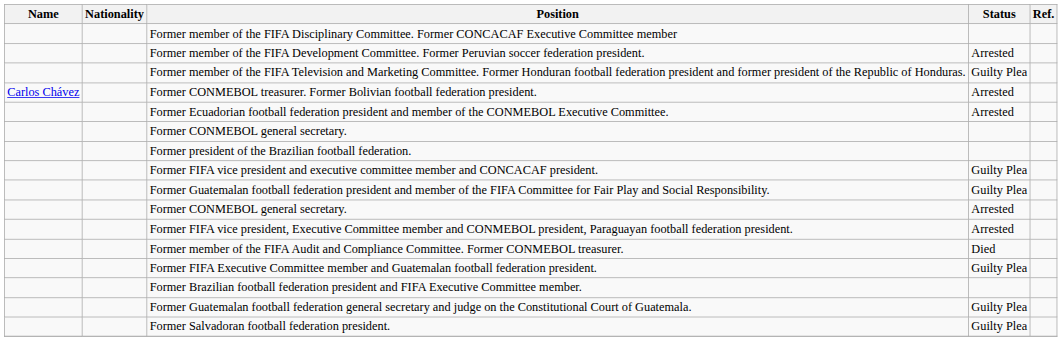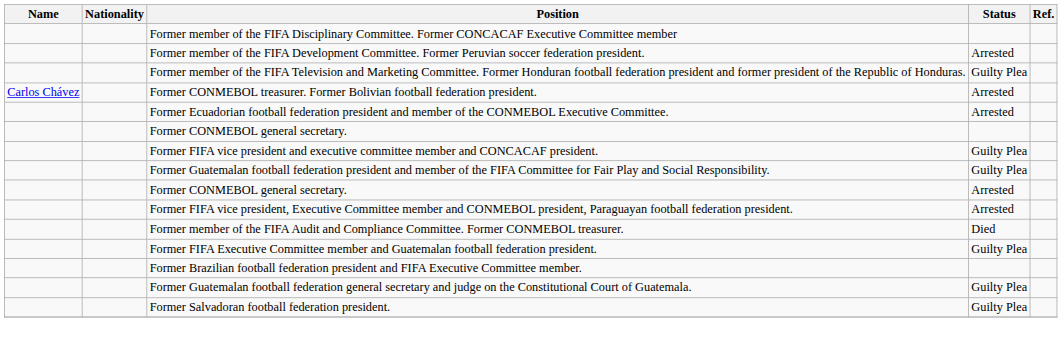- row: (280, 151)
